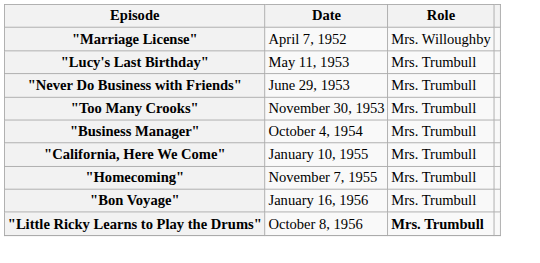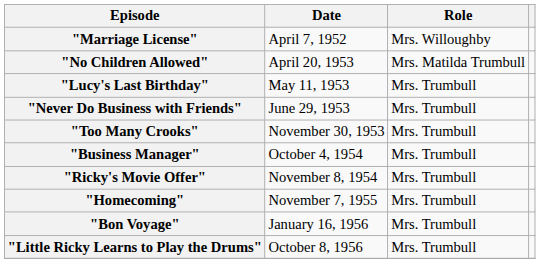+ row: (135, 62)
+ row: (135, 177)
- row: (135, 154)
(437, 223) bold -> (434, 246) normal
